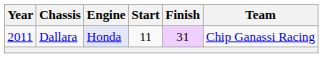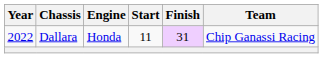(20, 36) 2011 -> (20, 36) 2022
(104, 36) lavender background -> (104, 36) no background
